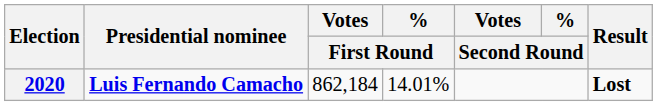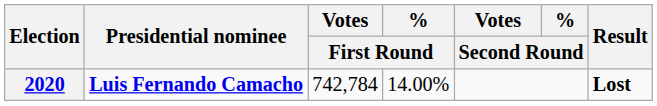(345, 84) 862,184 -> (345, 84) 742,784
(418, 84) 14.01% -> (418, 84) 14.00%
